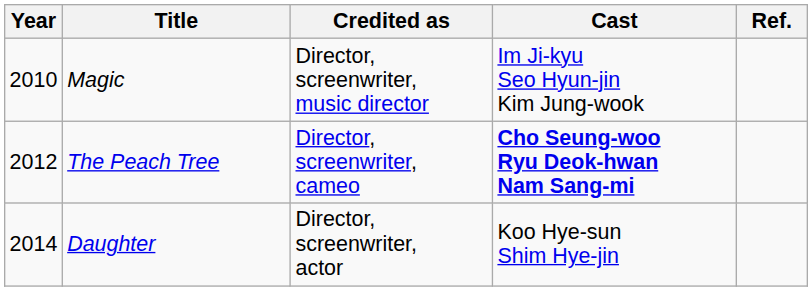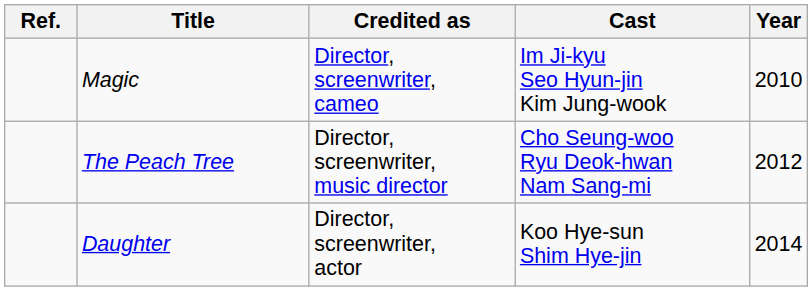columns swapped: (33, 21) <-> (772, 21)
(362, 79) Director, screenwriter, music director -> (375, 79) Director, screenwriter, cameo
(356, 161) Director, screenwriter, cameo -> (381, 161) Director, screenwriter, music director
(579, 161) bold -> (597, 161) normal
